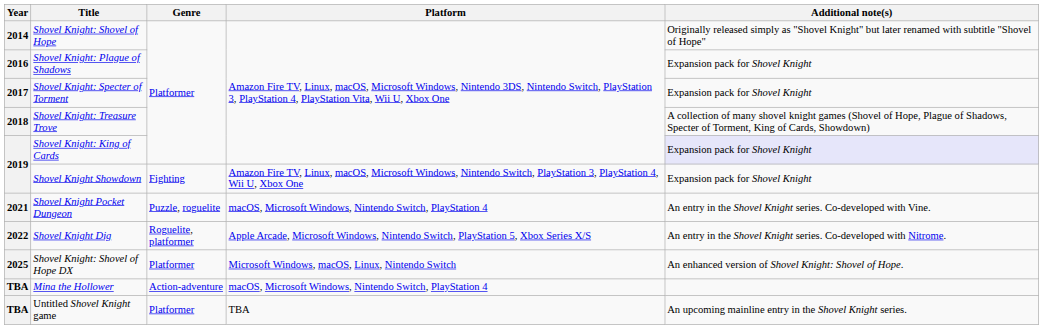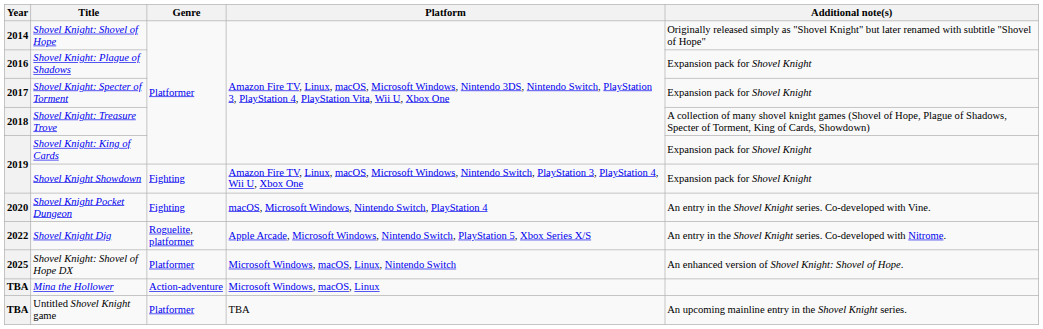(739, 150) lavender background -> (739, 150) no background
(18, 207) 2021 -> (18, 207) 2020
(185, 207) Puzzle, roguelite -> (167, 207) Fighting
(358, 287) macOS, Microsoft Windows, Nintendo Switch, PlayStation 4 -> (304, 287) Microsoft Windows, macOS, Linux
